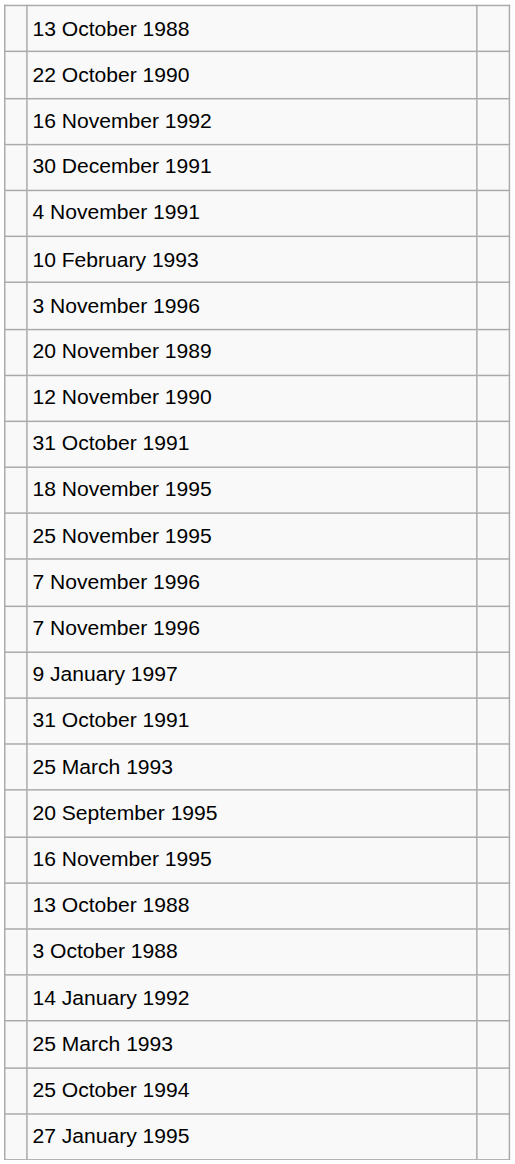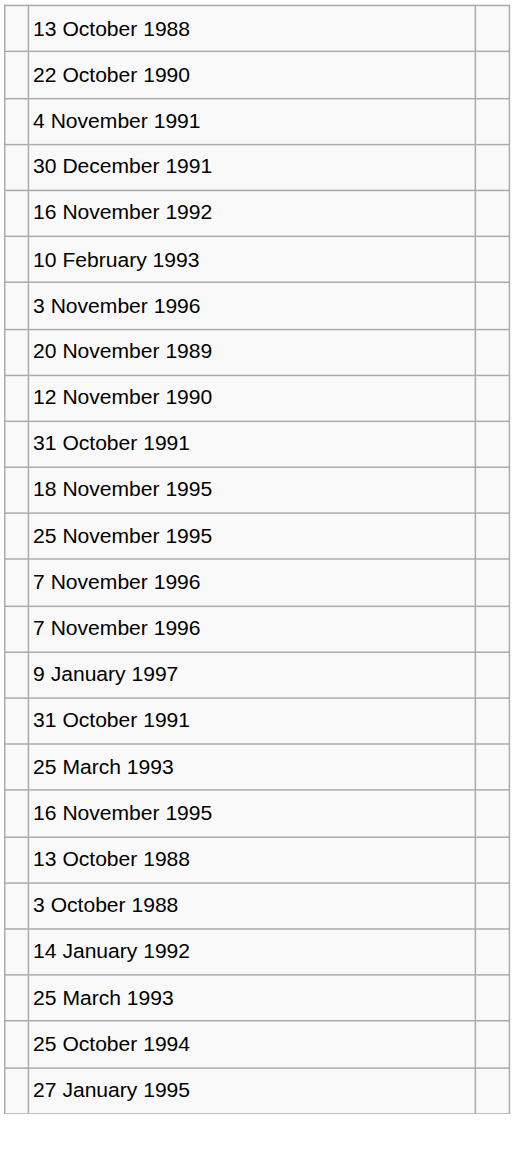rows swapped: (16, 214) <-> (16, 121)
- row: (16, 814)
